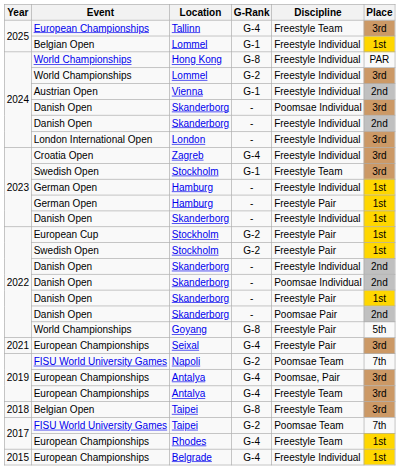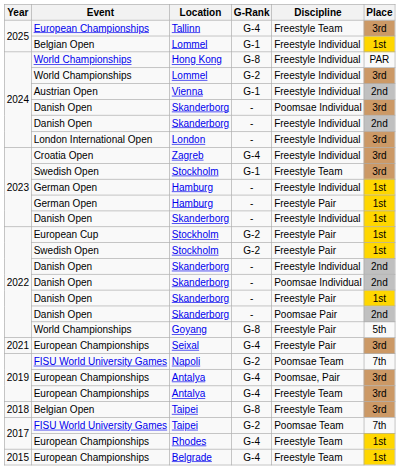(317, 457) Freestyle Individual -> (308, 457) Freestyle Team
